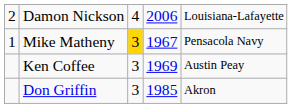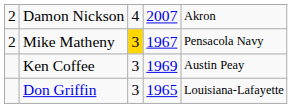(162, 16) 2006 -> (162, 16) 2007
(234, 16) Louisiana-Lafayette -> (200, 16) Akron
(12, 41) 1 -> (12, 41) 2
(162, 90) 1985 -> (162, 90) 1965
(200, 90) Akron -> (234, 90) Louisiana-Lafayette
